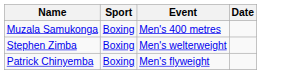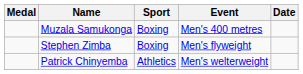+ column: (21, 13)
(183, 45) Men's welterweight -> (216, 45) Men's flyweight
(119, 62) Boxing -> (156, 62) Athletics
(174, 62) Men's flyweight -> (224, 62) Men's welterweight
